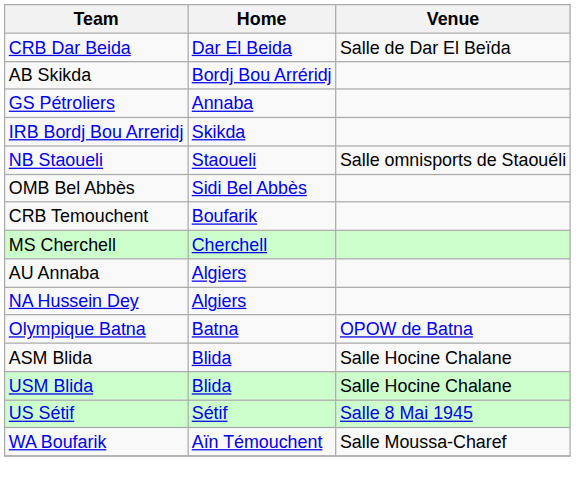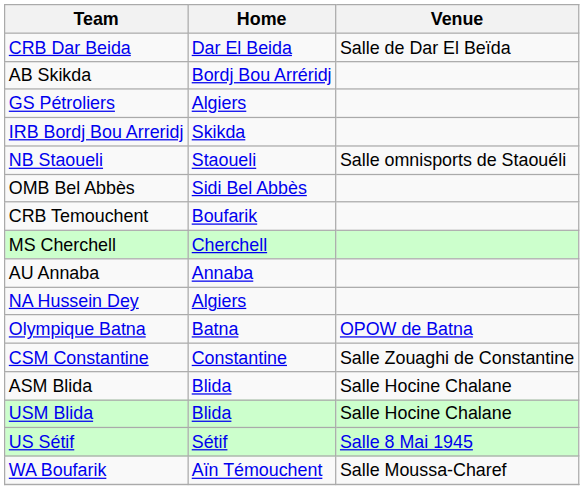(222, 104) Annaba -> (219, 104) Algiers
(219, 273) Algiers -> (222, 273) Annaba
+ row: (79, 358)
